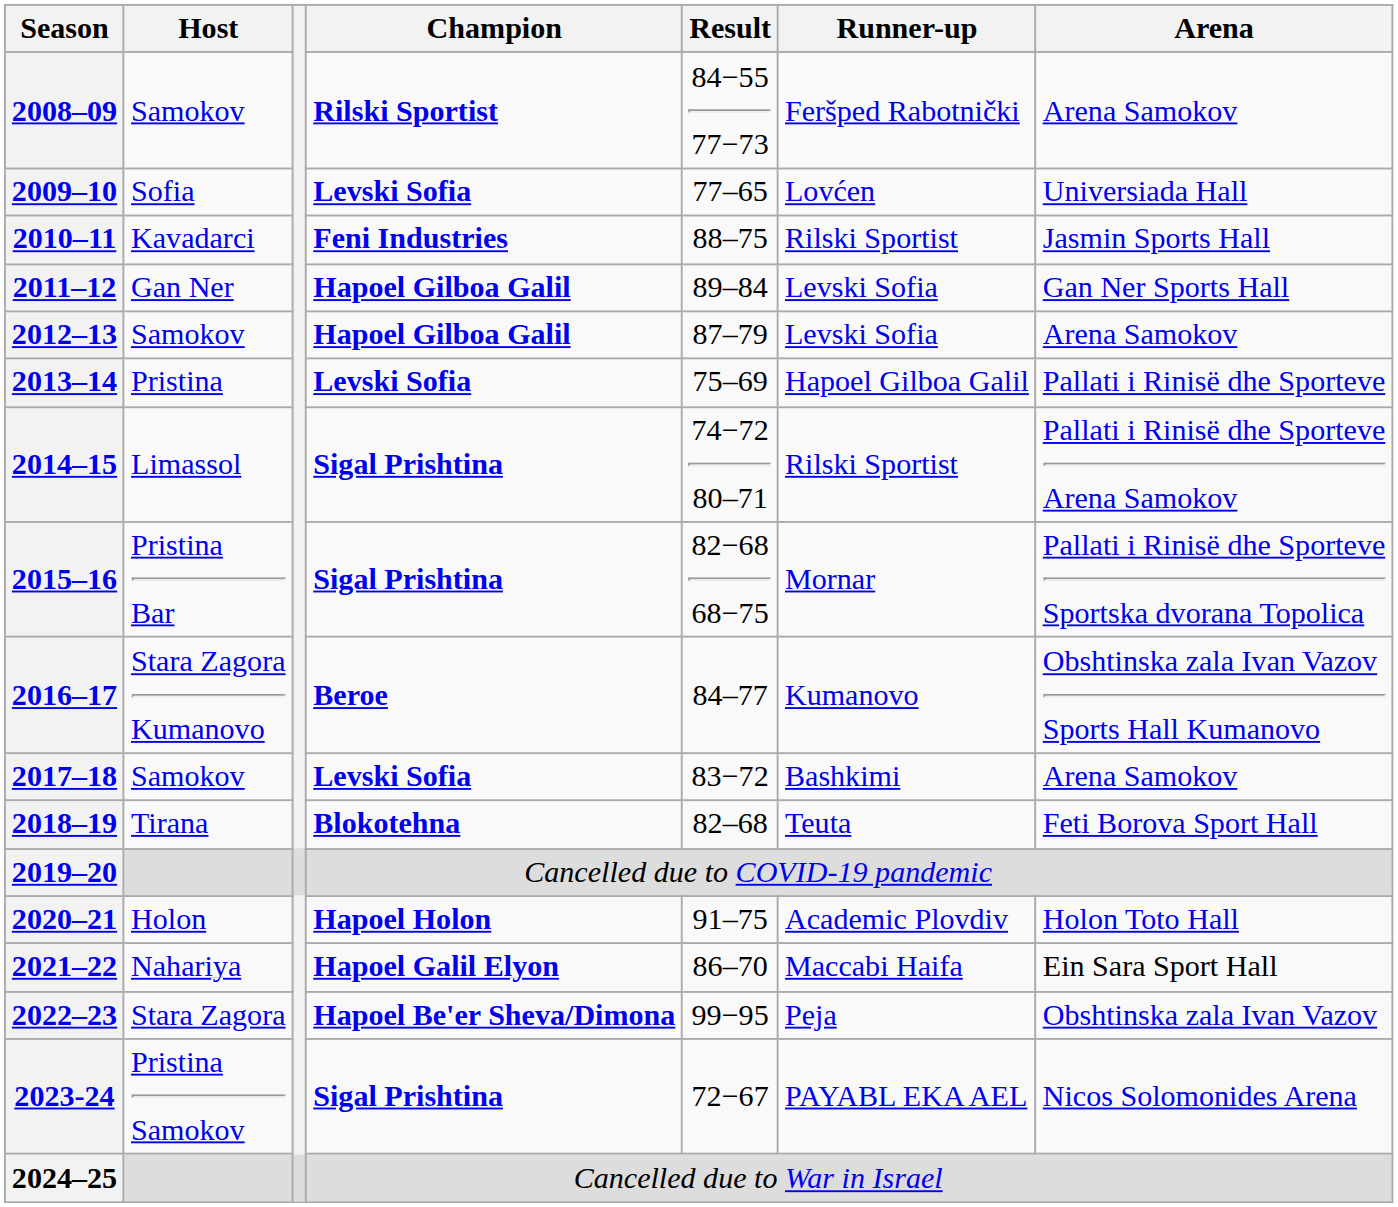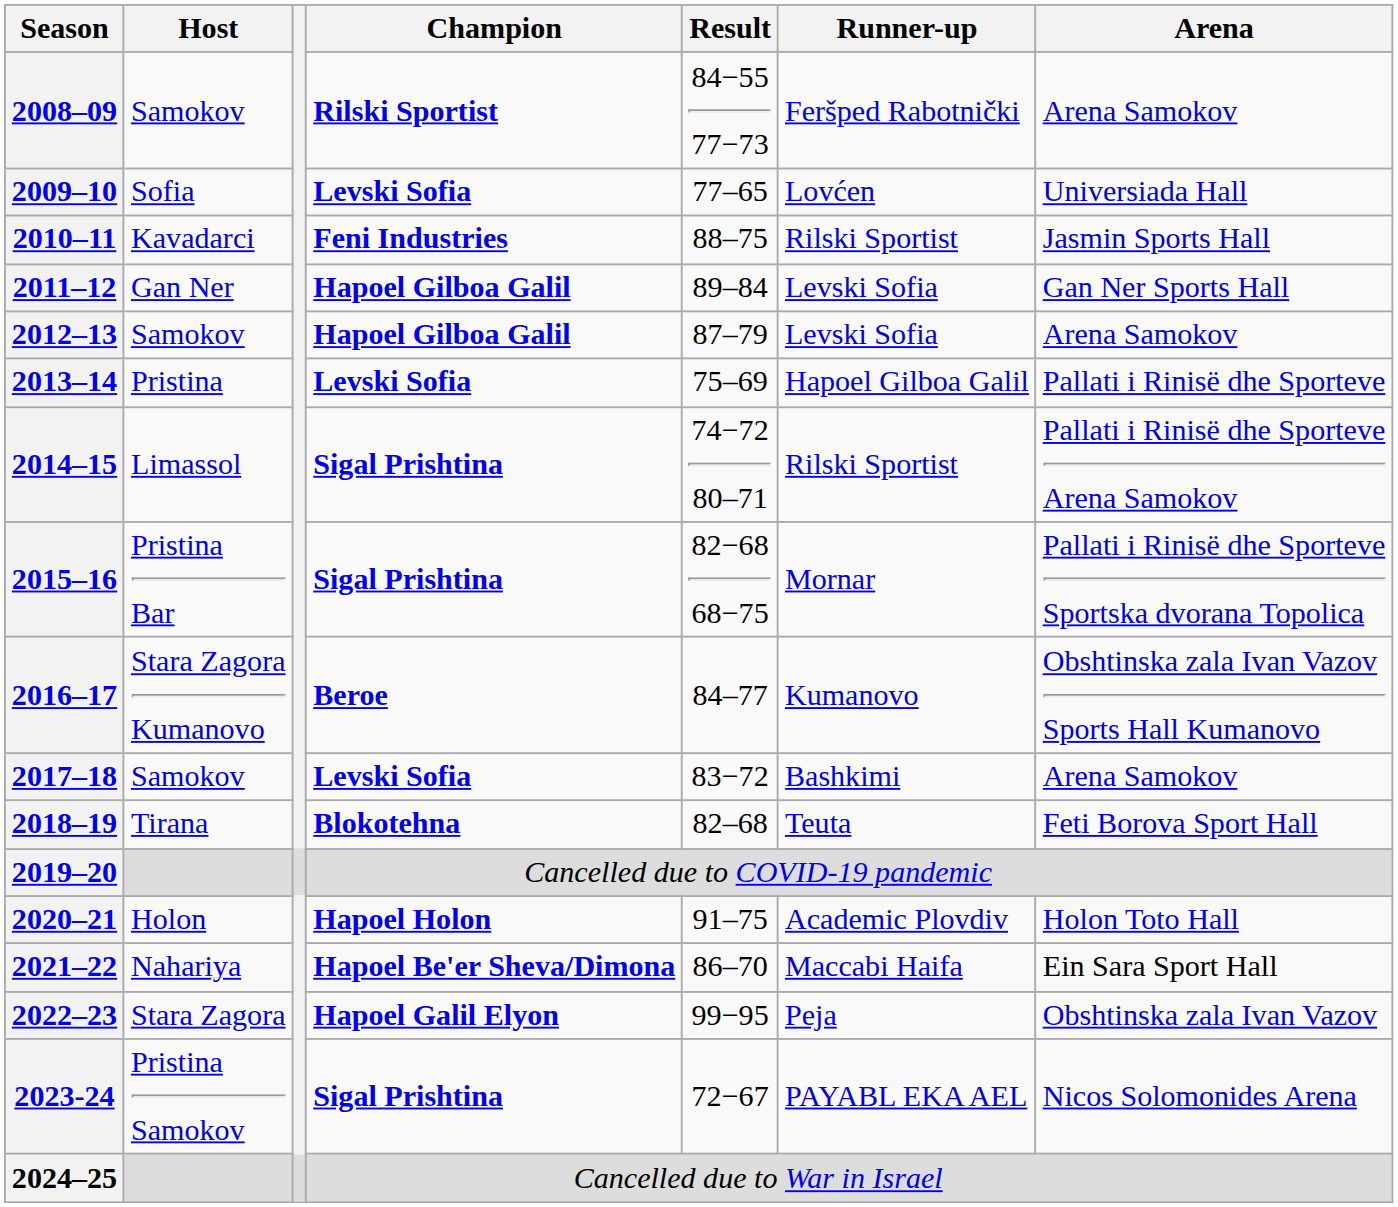(436, 966) Hapoel Galil Elyon -> (494, 966) Hapoel Be'er Sheva/Dimona
(494, 1014) Hapoel Be'er Sheva/Dimona -> (436, 1014) Hapoel Galil Elyon
